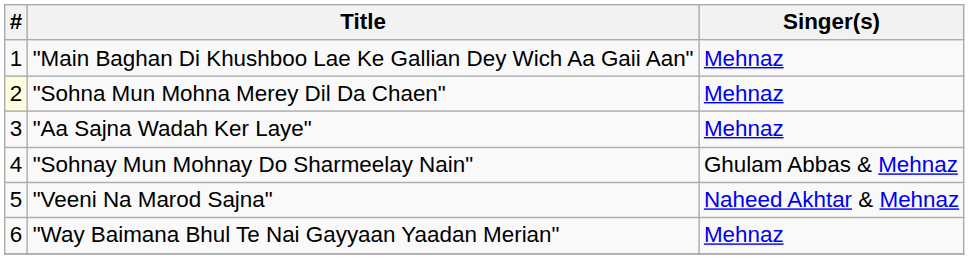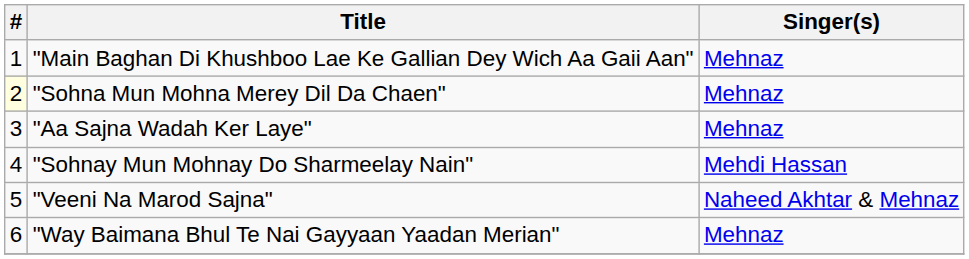(831, 164) Ghulam Abbas & Mehnaz -> (775, 164) Mehdi Hassan
